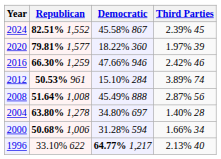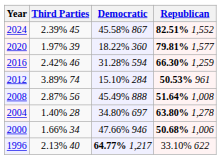columns swapped: (60, 13) <-> (185, 13)
(123, 63) 47.66% 946 -> (123, 63) 31.28% 594
(123, 129) 31.28% 594 -> (123, 129) 47.66% 946
